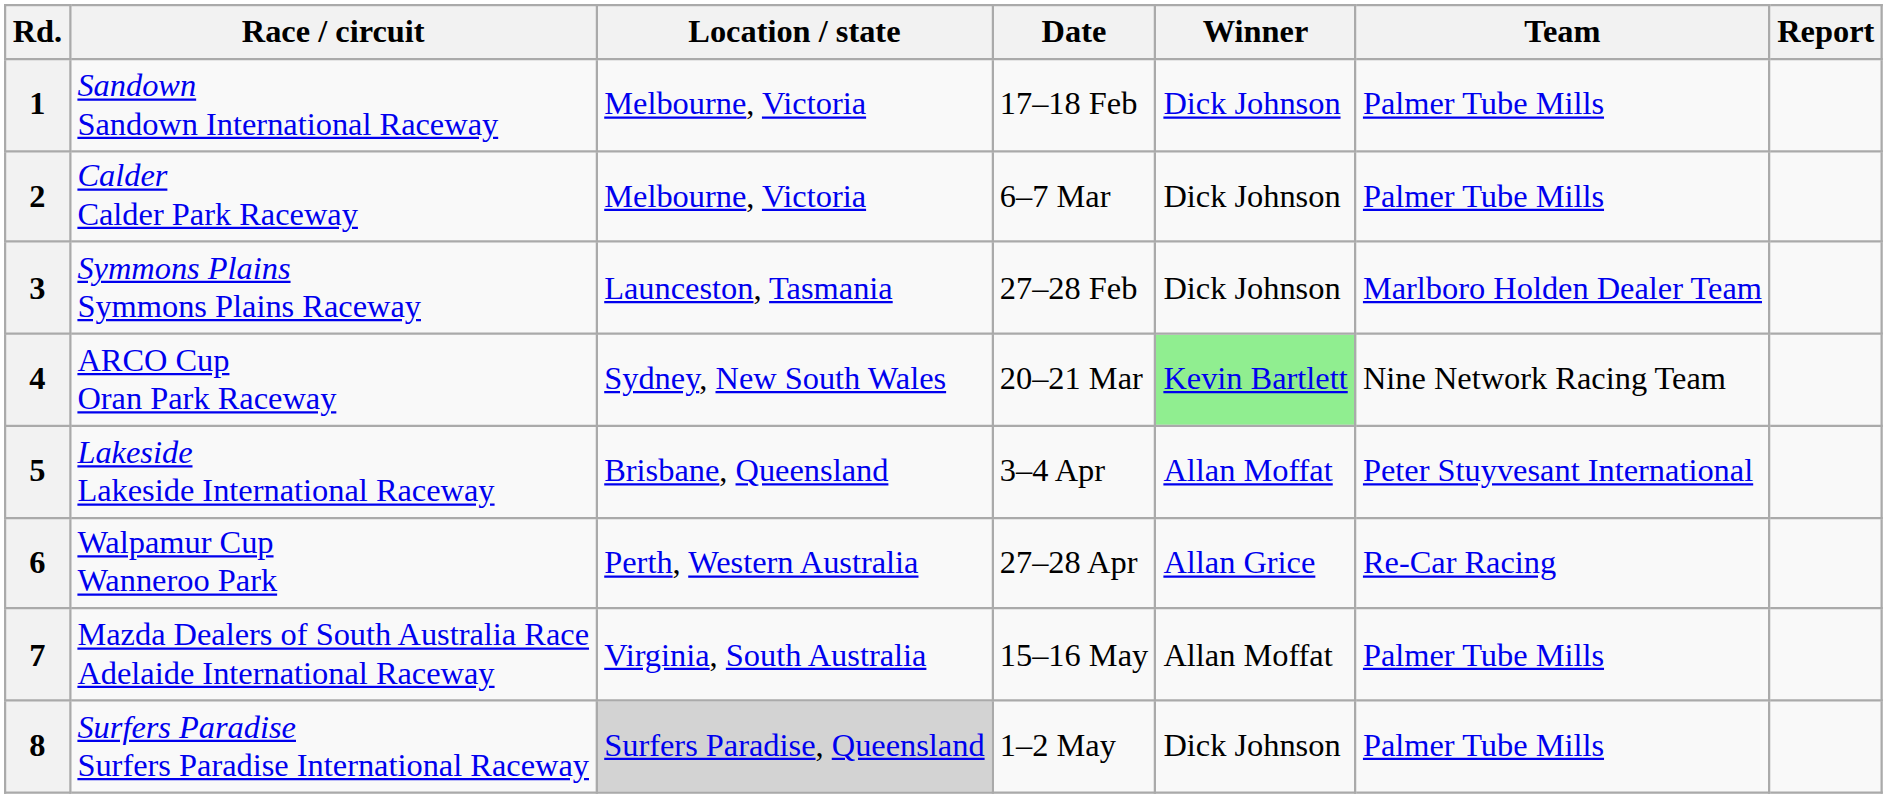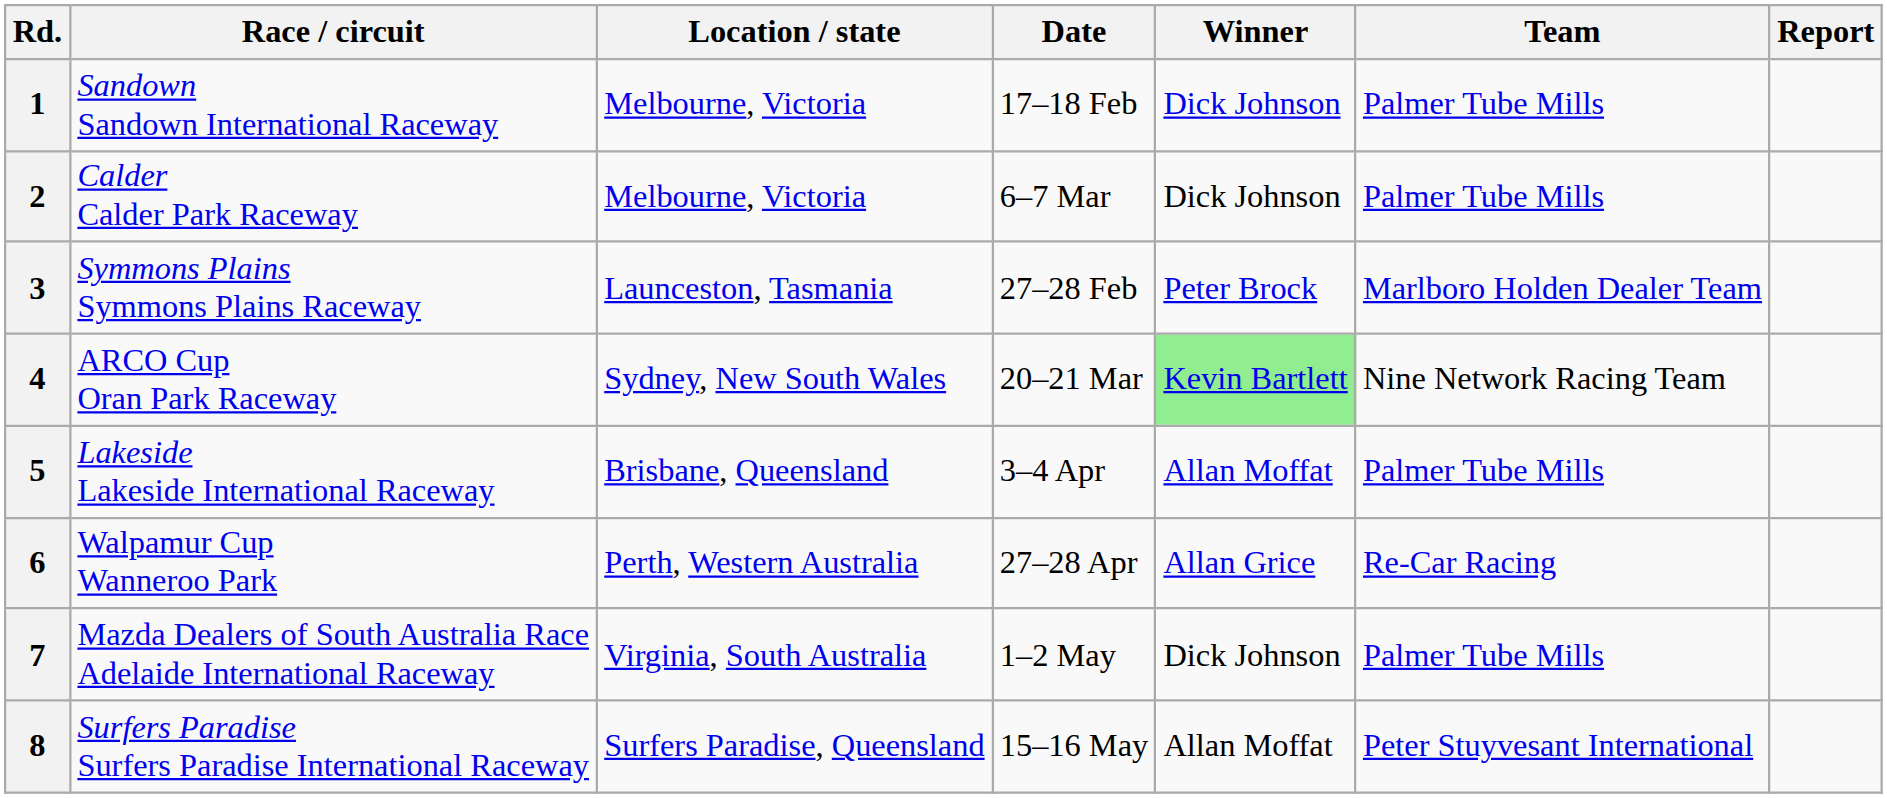(1252, 287) Dick Johnson -> (1240, 287) Peter Brock
(1558, 470) Peter Stuyvesant International -> (1483, 470) Palmer Tube Mills
(1074, 654) 15–16 May -> (1058, 654) 1–2 May
(1248, 654) Allan Moffat -> (1252, 654) Dick Johnson
(794, 745) lightgrey background -> (794, 745) no background
(1058, 745) 1–2 May -> (1074, 745) 15–16 May
(1252, 745) Dick Johnson -> (1248, 745) Allan Moffat
(1483, 745) Palmer Tube Mills -> (1558, 745) Peter Stuyvesant International
